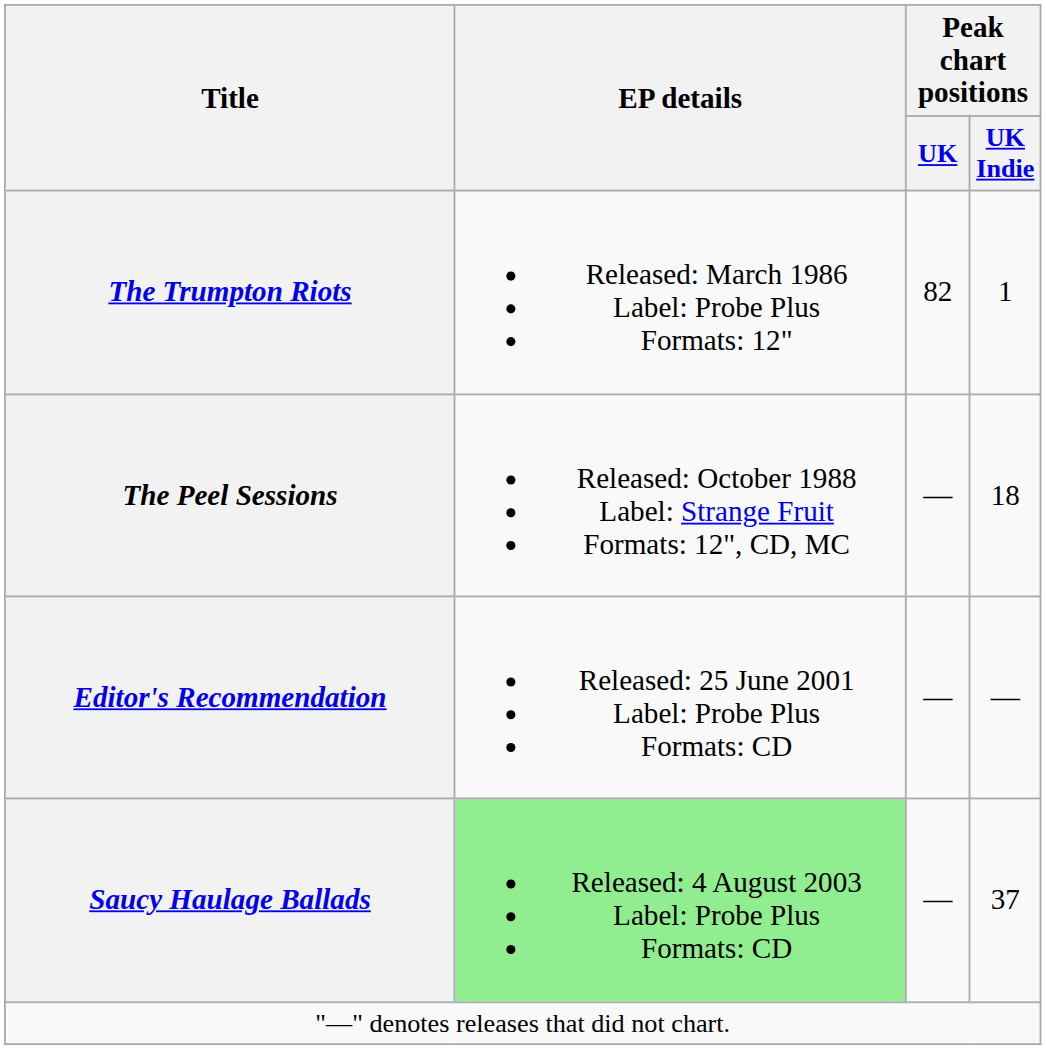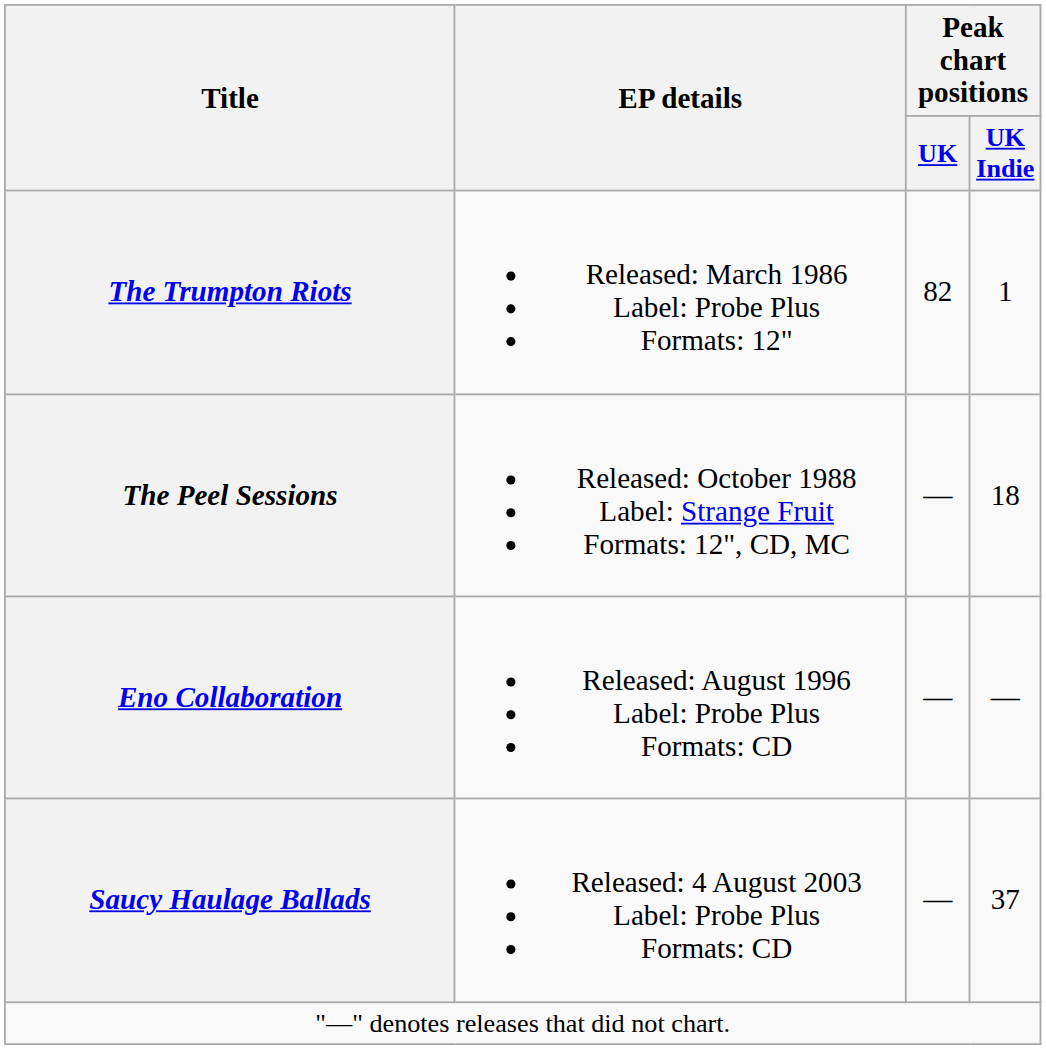+ row: (230, 697)
- row: (230, 697)
(680, 917) lightgreen background -> (680, 917) no background
